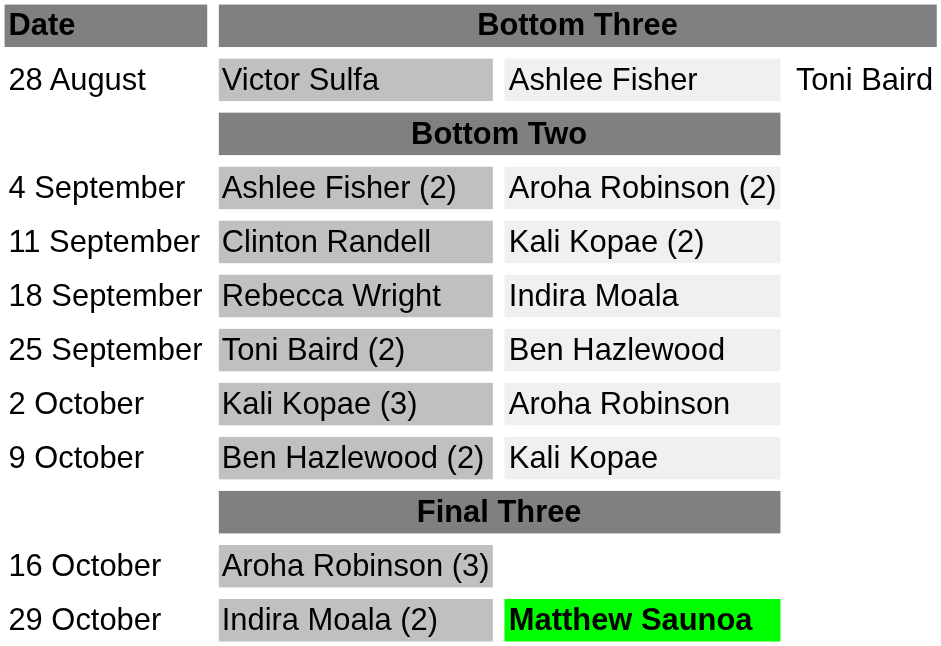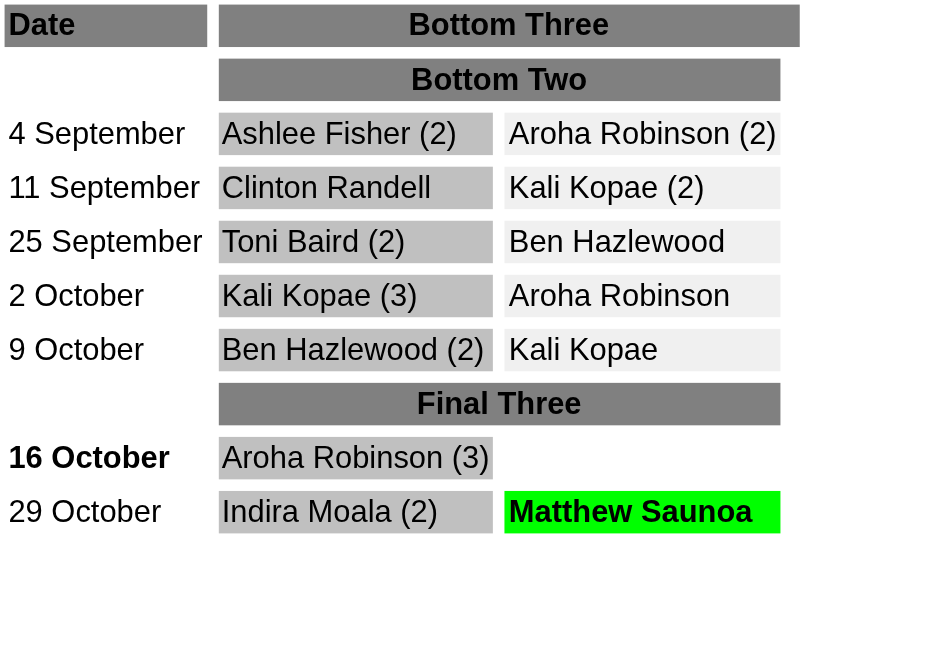- row: (300, 79)
- row: (331, 295)
(85, 565) normal -> (89, 457) bold
